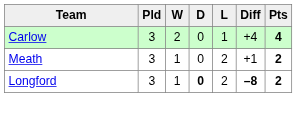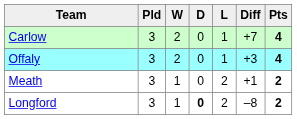(250, 37) +4 -> (250, 37) +7
+ row: (24, 59)
(250, 81) bold -> (250, 103) normal
